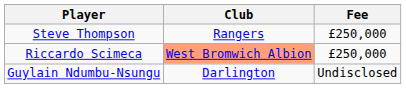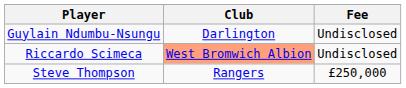rows swapped: (84, 73) <-> (84, 34)
(357, 54) £250,000 -> (357, 54) Undisclosed
